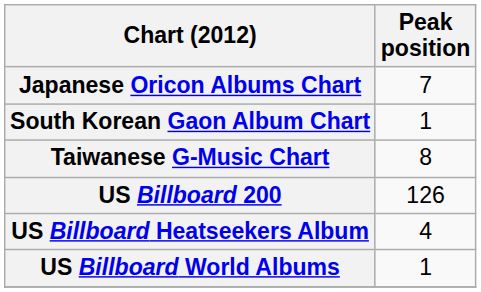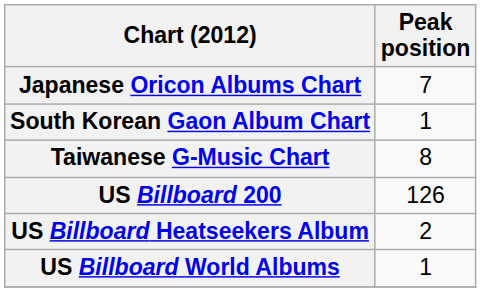(426, 231) 4 -> (426, 231) 2
